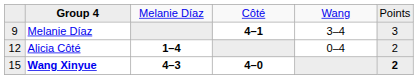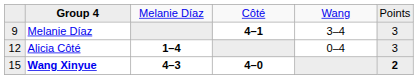(395, 49) 2 -> (395, 49) 3
